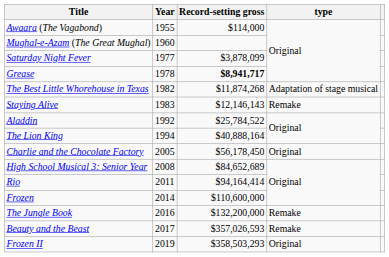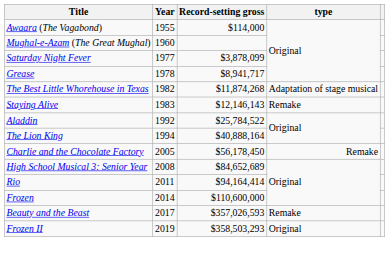(242, 74) bold -> (242, 74) normal
(285, 151) Original -> (362, 151) Remake
- row: (39, 213)
